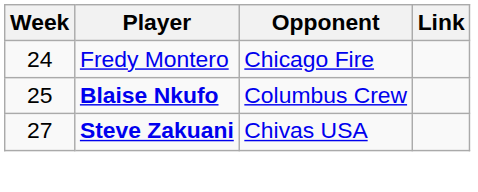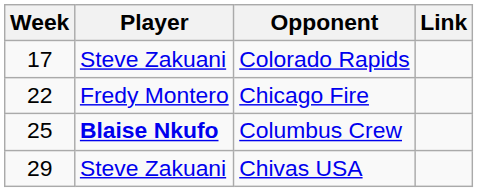+ row: (324, 58)
(40, 58) 24 -> (40, 95) 22
(40, 131) 27 -> (40, 167) 29
(157, 131) bold -> (153, 167) normal
